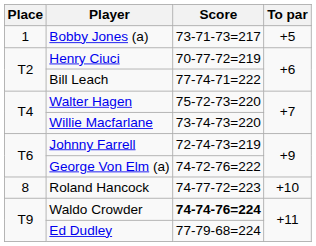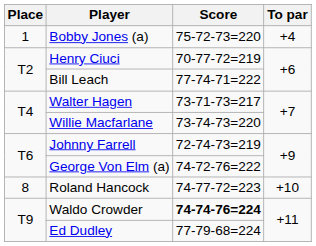(218, 36) 73-71-73=217 -> (218, 36) 75-72-73=220
(287, 36) +5 -> (287, 36) +4
(218, 101) 75-72-73=220 -> (218, 101) 73-71-73=217
